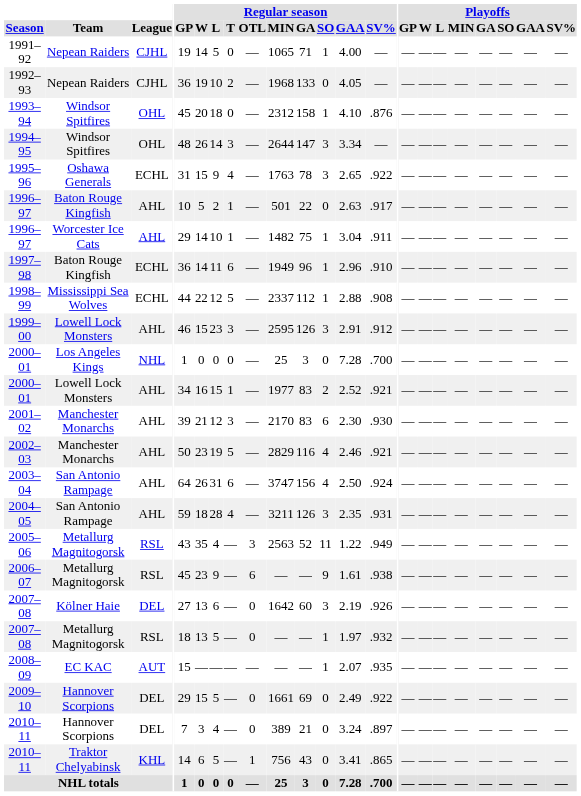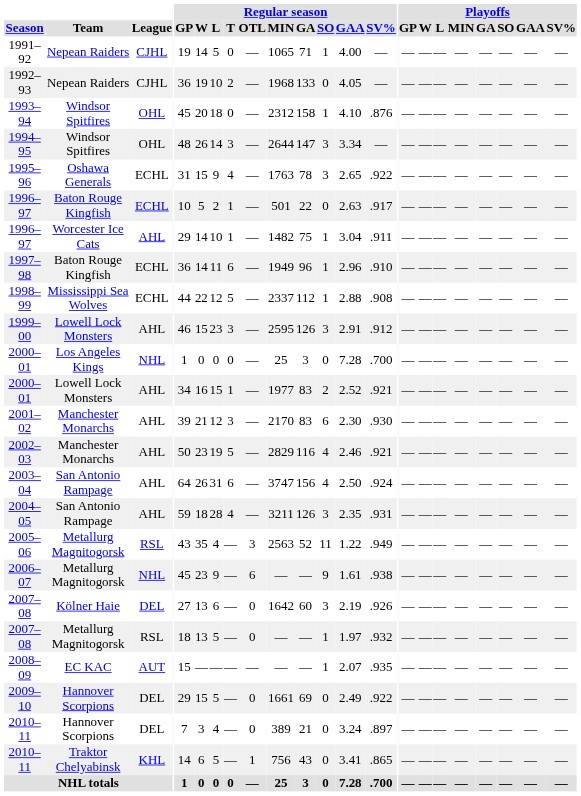(152, 205) AHL -> (152, 205) ECHL
(152, 575) RSL -> (152, 575) NHL
